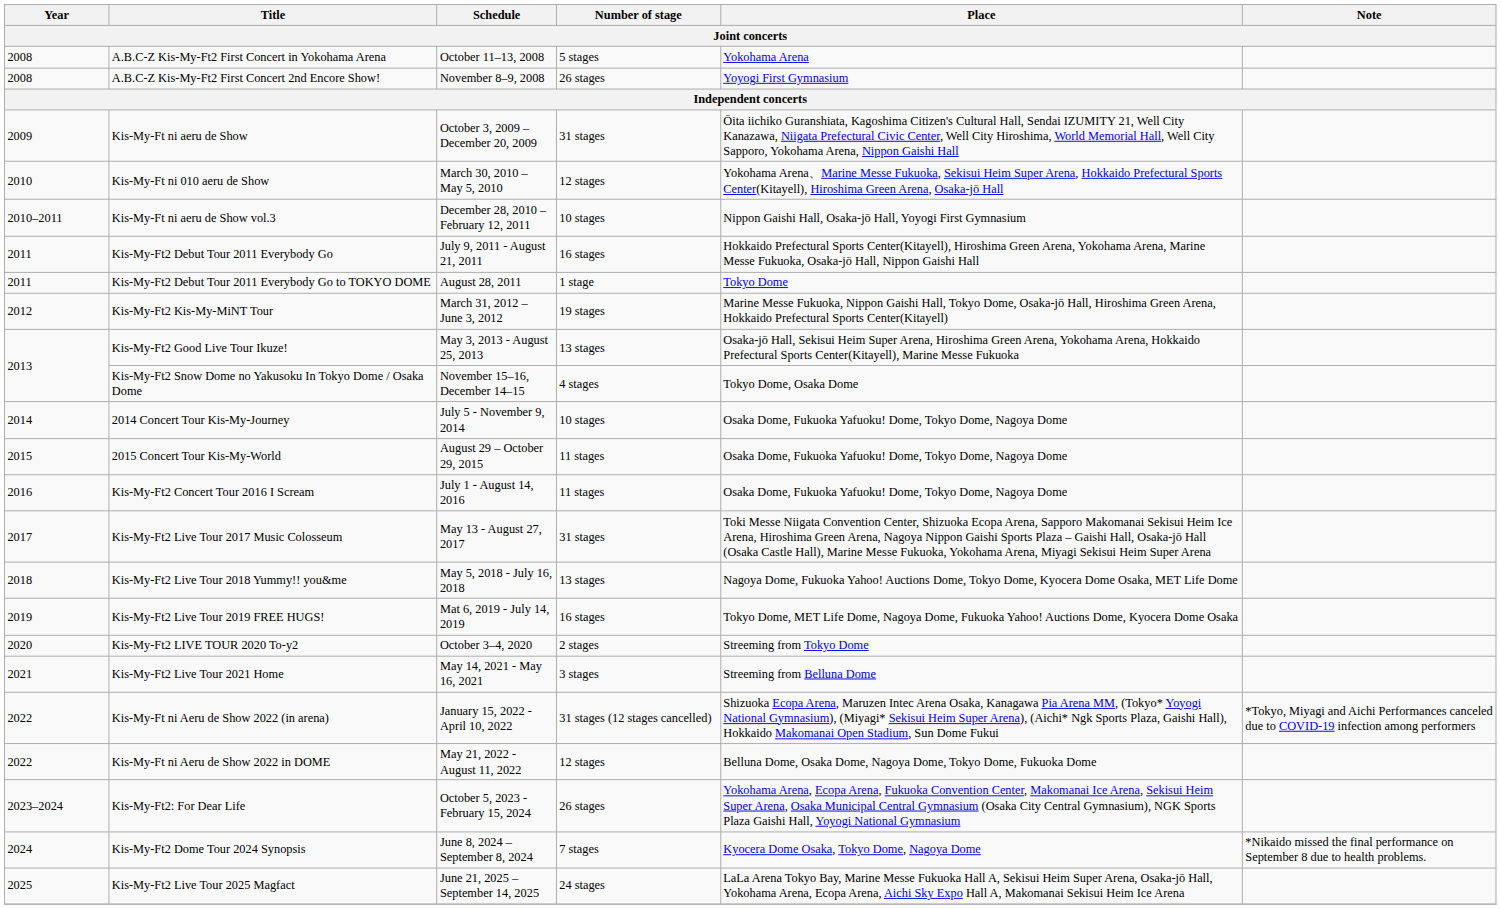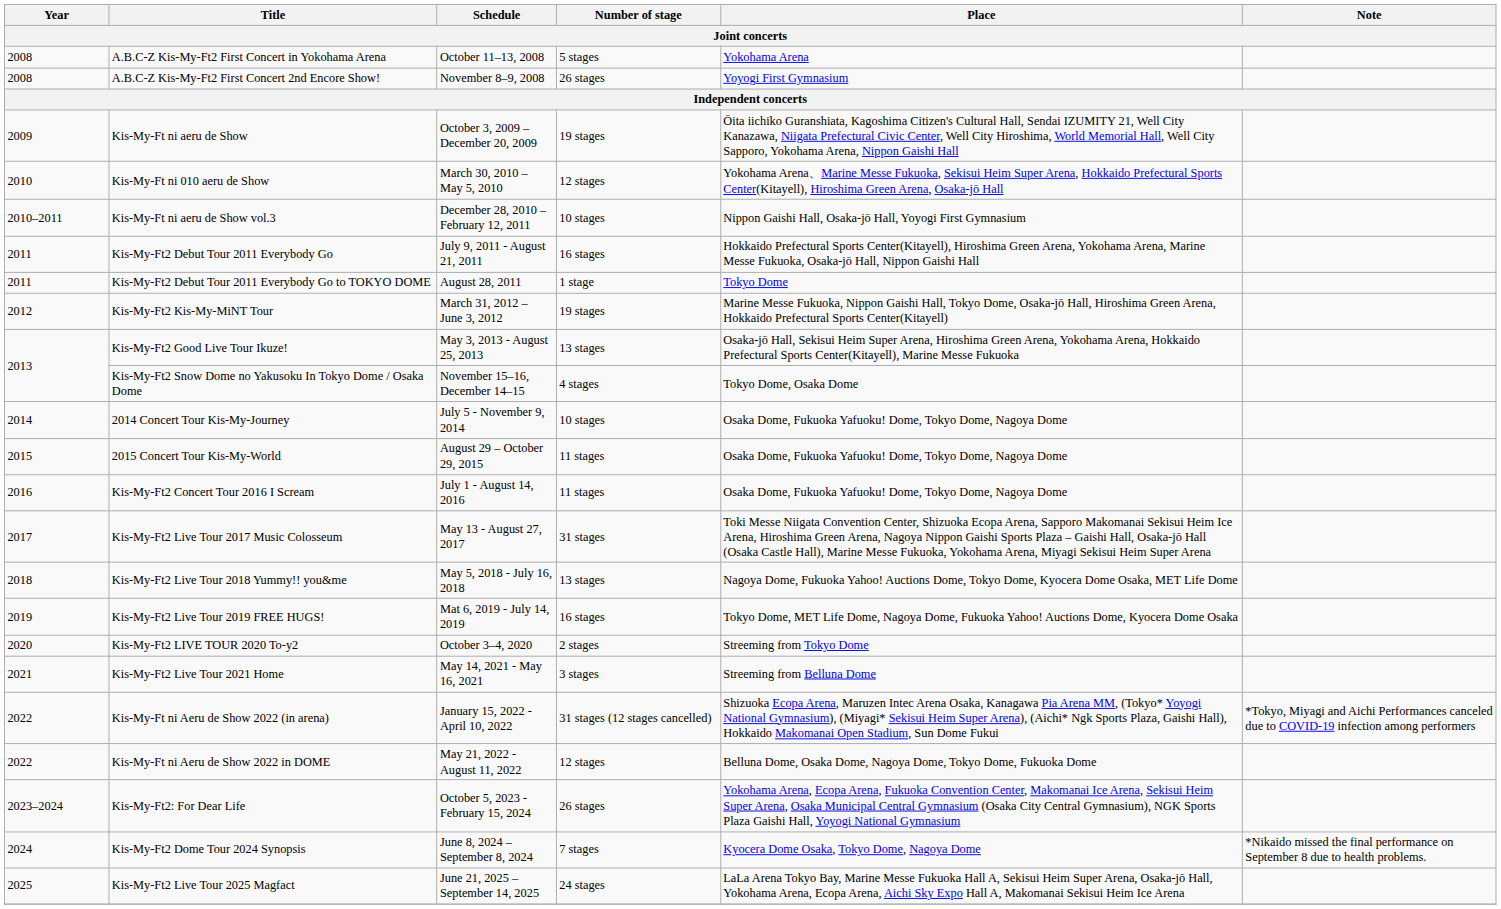(582, 135) 31 stages -> (582, 135) 19 stages
